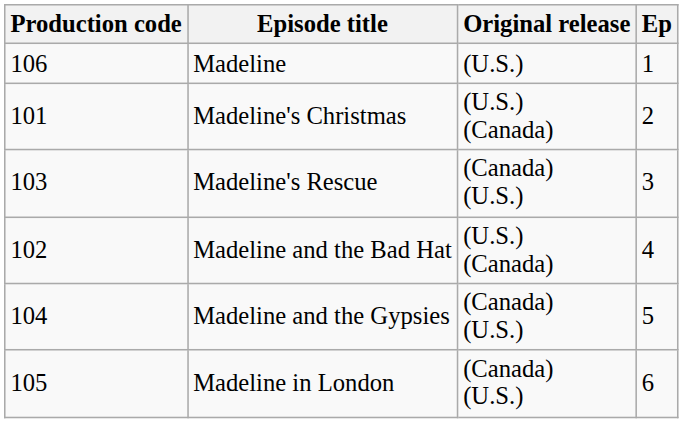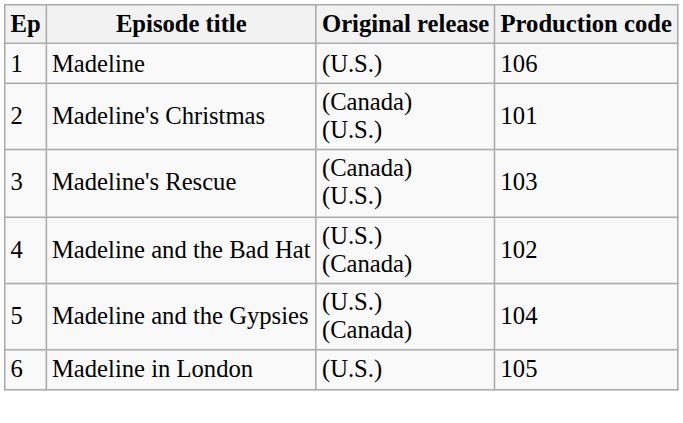columns swapped: (657, 24) <-> (96, 24)
(508, 116) (U.S.) (Canada) -> (367, 116) (Canada) (U.S.)
(508, 316) (Canada) (U.S.) -> (367, 316) (U.S.) (Canada)
(508, 383) (Canada) (U.S.) -> (352, 369) (U.S.)
